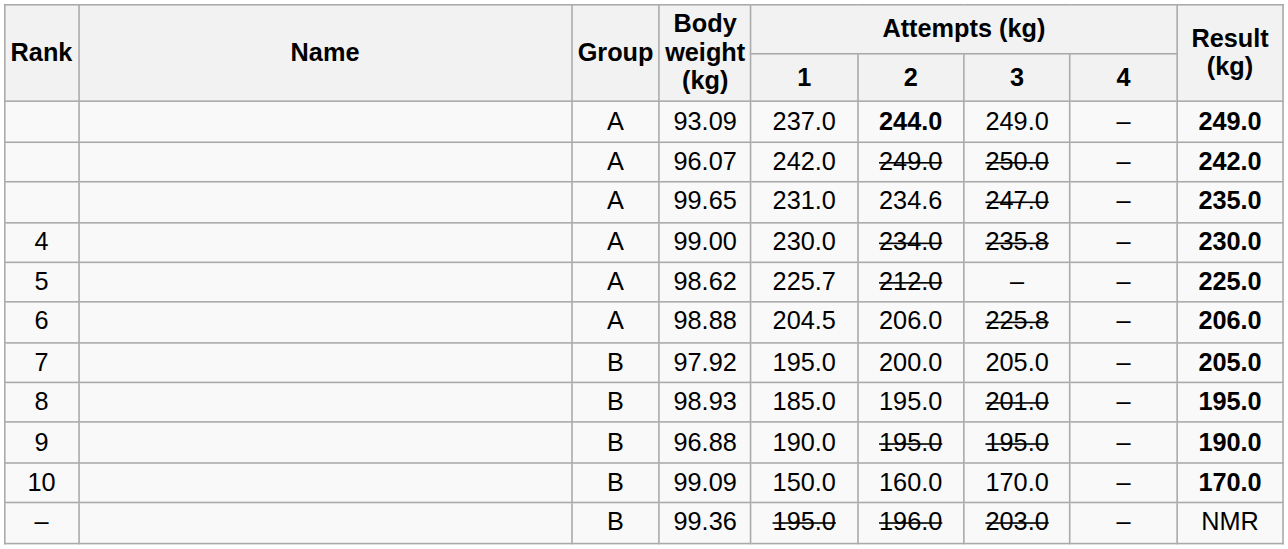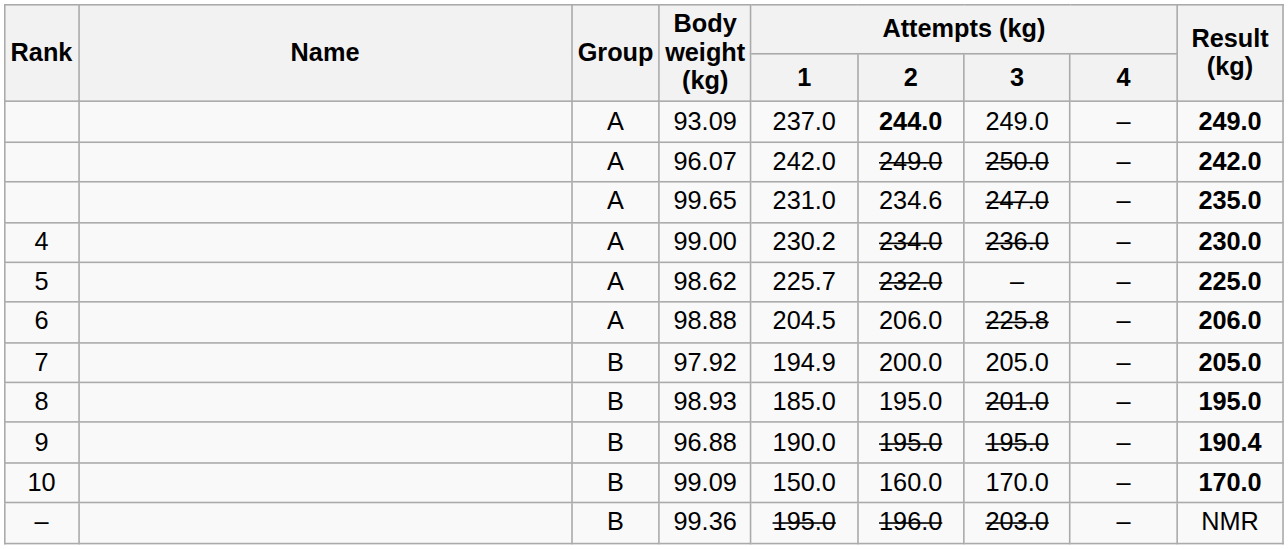(804, 241) 230.0 -> (804, 241) 230.2
(1017, 241) 235.8 -> (1017, 241) 236.0
(911, 281) 212.0 -> (911, 281) 232.0
(804, 362) 195.0 -> (804, 362) 194.9
(1230, 442) 190.0 -> (1230, 442) 190.4
